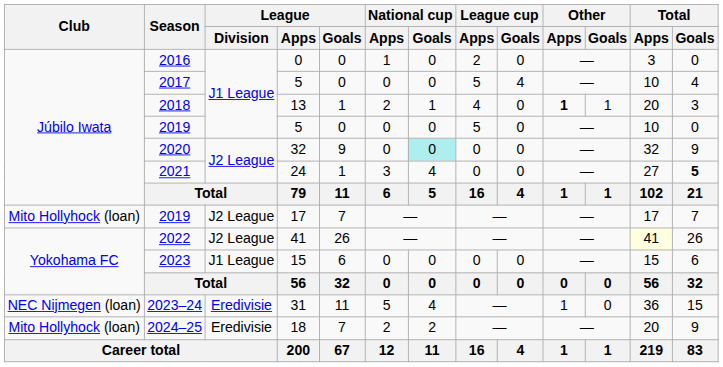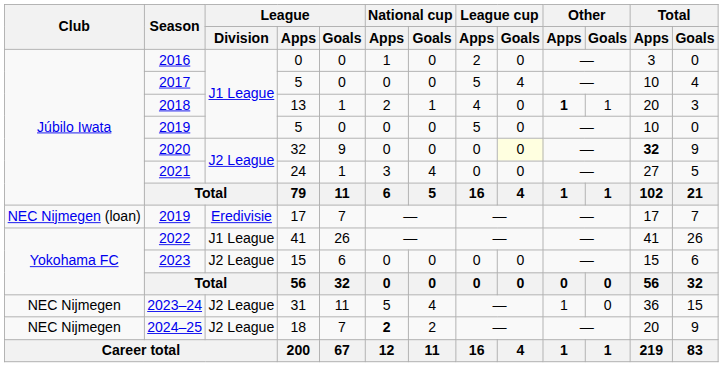(432, 149) paleturquoise background -> (432, 149) no background
(520, 149) no background -> (520, 149) lightyellow background
(651, 149) normal -> (651, 149) bold
(695, 171) bold -> (695, 171) normal
(74, 216) Mito Hollyhock (loan) -> (74, 216) NEC Nijmegen (loan)
(241, 216) J2 League -> (241, 216) Eredivisie
(241, 238) J2 League -> (241, 238) J1 League
(651, 238) lightyellow background -> (651, 238) no background
(241, 261) J1 League -> (241, 261) J2 League
(74, 305) NEC Nijmegen (loan) -> (74, 305) NEC Nijmegen
(241, 305) Eredivisie -> (241, 305) J2 League
(74, 328) Mito Hollyhock (loan) -> (74, 328) NEC Nijmegen
(241, 328) Eredivisie -> (241, 328) J2 League
(387, 328) normal -> (387, 328) bold
